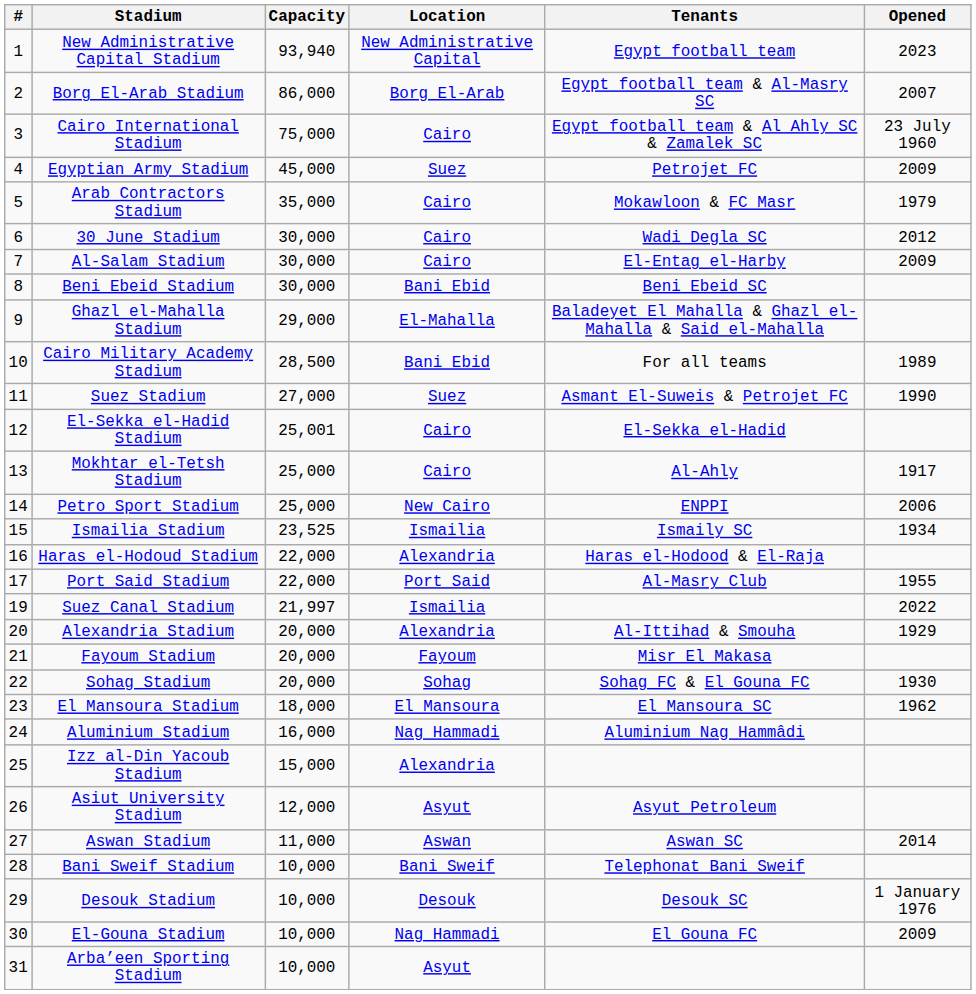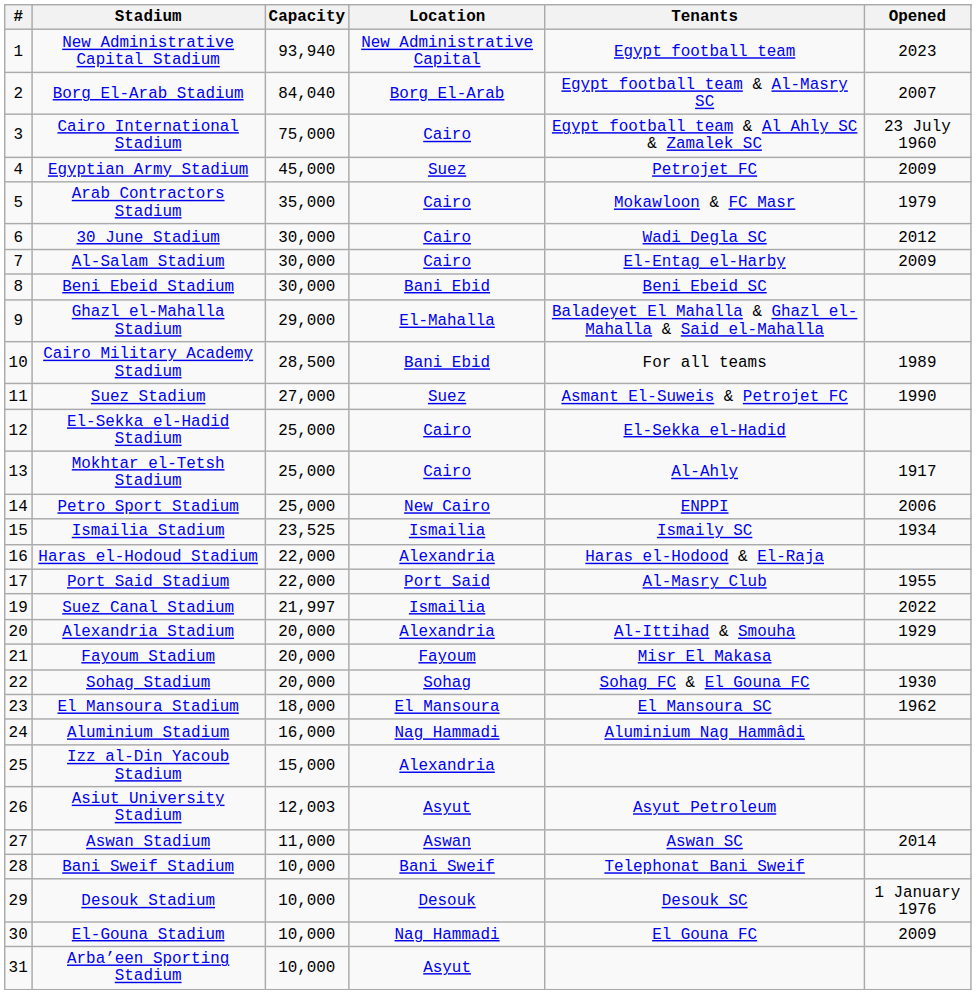(307, 93) 86,000 -> (307, 93) 84,040
(307, 430) 25,001 -> (307, 430) 25,000
(307, 808) 12,000 -> (307, 808) 12,003
